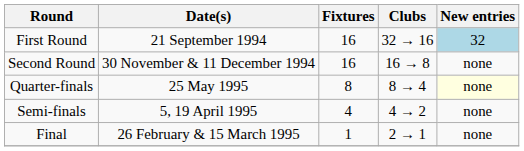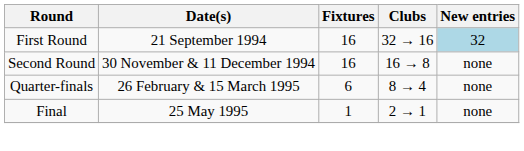(209, 87) 25 May 1995 -> (209, 87) 26 February & 15 March 1995
(348, 87) 8 -> (348, 87) 6
(478, 87) lightyellow background -> (478, 87) no background
- row: (51, 110)
(209, 134) 26 February & 15 March 1995 -> (209, 110) 25 May 1995
